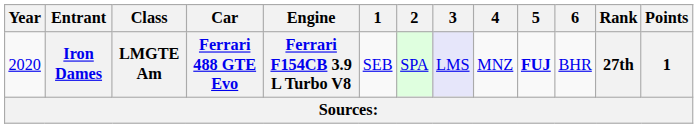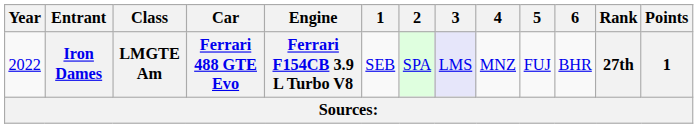(25, 64) 2020 -> (25, 64) 2022
(536, 64) bold -> (537, 64) normal
